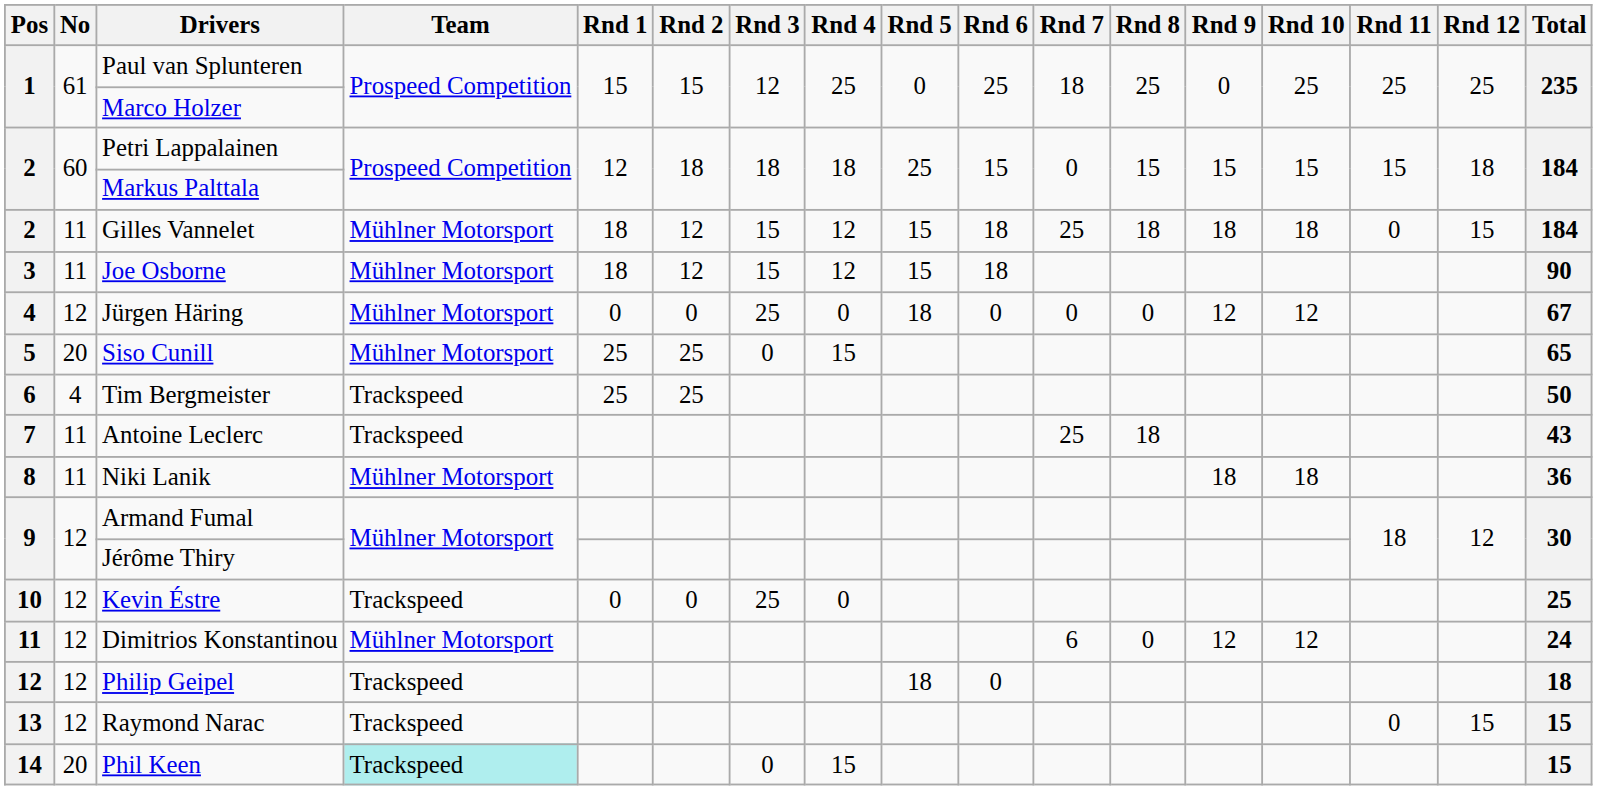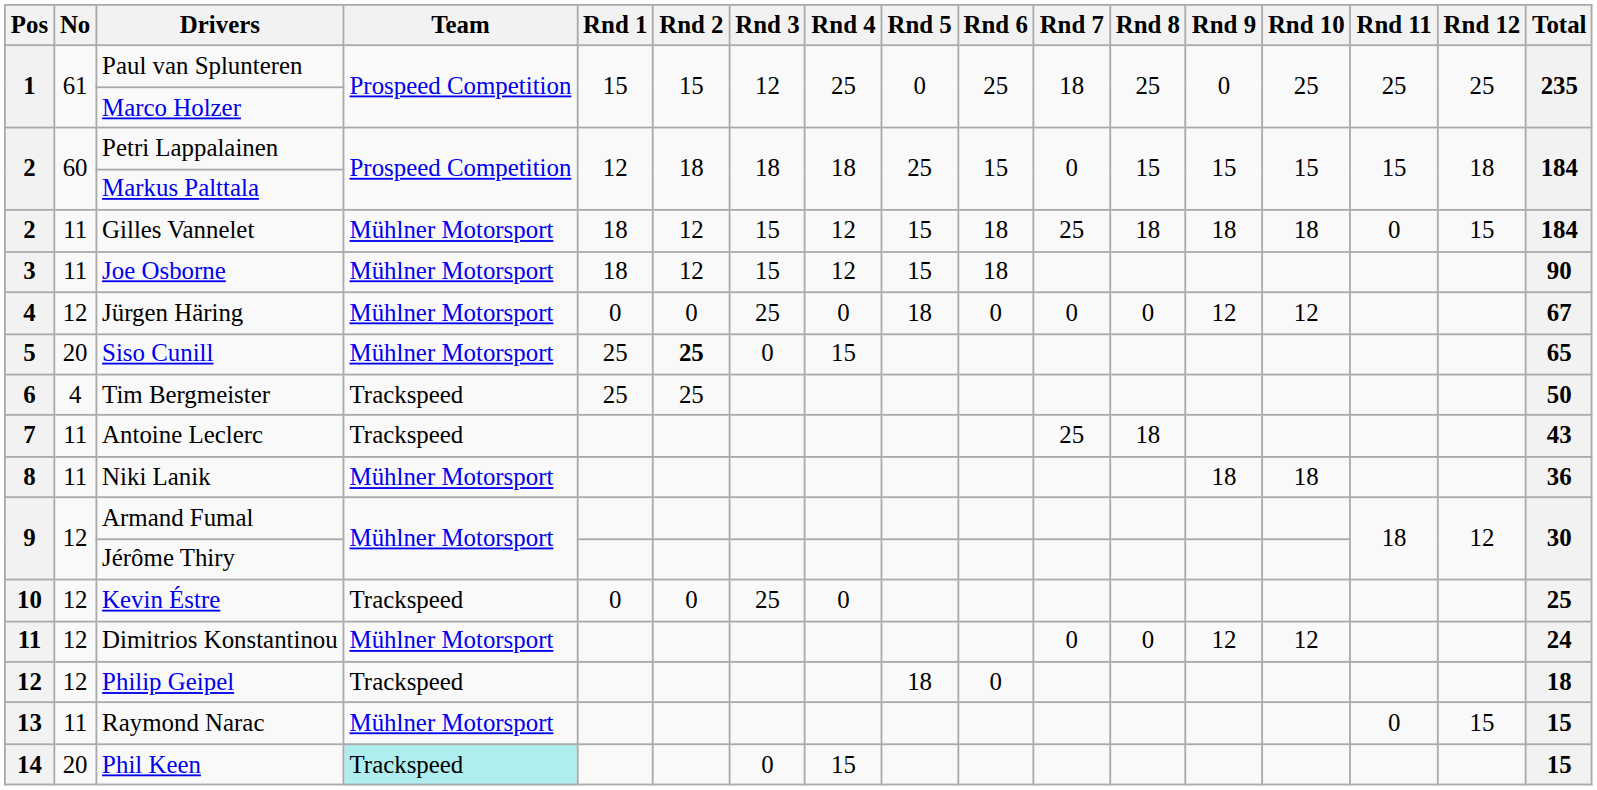(691, 353) normal -> (691, 353) bold
(1072, 640) 6 -> (1072, 640) 0
(75, 722) 12 -> (75, 722) 11
(406, 722) Trackspeed -> (451, 722) Mühlner Motorsport
